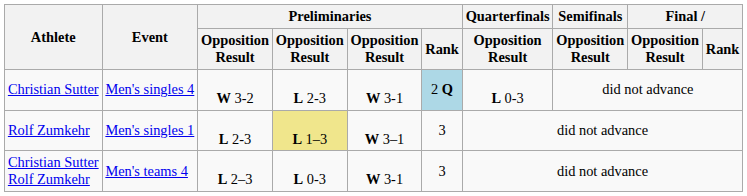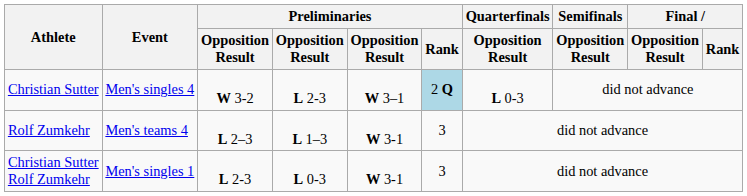(385, 98) W 3-1 -> (385, 98) W 3–1
(150, 130) Men's singles 1 -> (147, 130) Men's teams 4
(235, 139) L 2-3 -> (235, 139) L 2–3
(310, 139) khaki background -> (310, 139) no background
(385, 139) W 3–1 -> (385, 139) W 3-1
(147, 171) Men's teams 4 -> (150, 171) Men's singles 1
(235, 179) L 2–3 -> (235, 179) L 2-3
